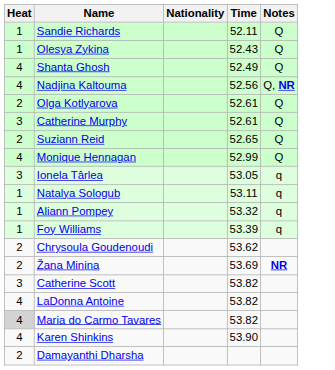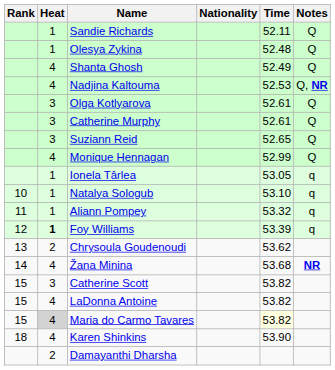+ column: (21, 13)
(244, 49) 52.43 -> (277, 49) 52.48
(244, 85) 52.56 -> (277, 85) 52.53
(19, 103) 2 -> (52, 103) 3
(19, 139) 2 -> (52, 139) 3
(19, 175) 3 -> (52, 175) 1
(244, 193) 53.11 -> (277, 193) 53.10
(19, 229) normal -> (52, 229) bold
(19, 265) 2 -> (52, 265) 4
(244, 265) 53.69 -> (277, 265) 53.68
(244, 319) no background -> (277, 319) lightyellow background
